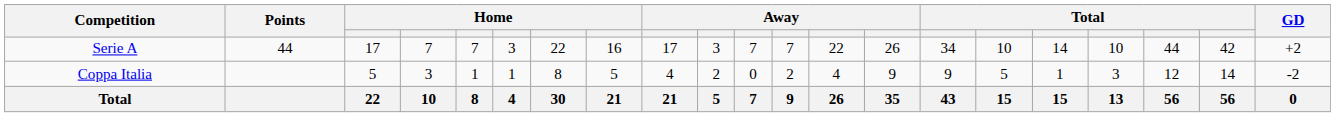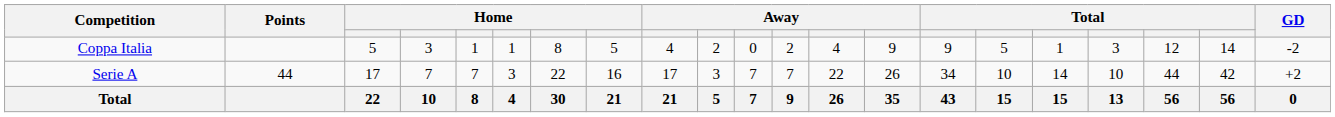rows swapped: (115, 48) <-> (115, 73)
